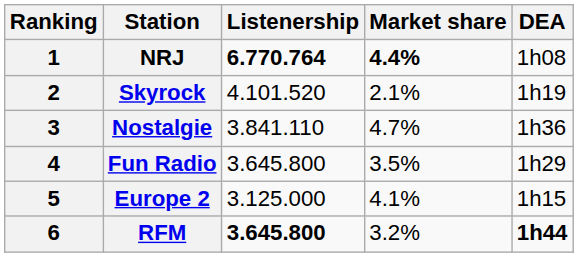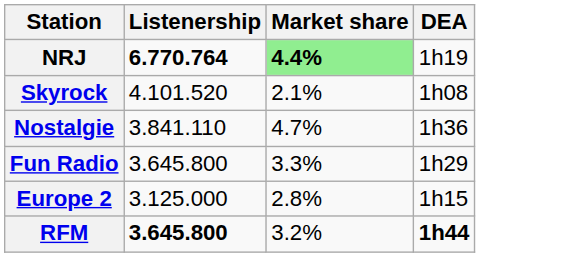- column: (54, 22)
(395, 57) no background -> (297, 57) lightgreen background
(541, 57) 1h08 -> (444, 57) 1h19
(541, 92) 1h19 -> (444, 92) 1h08
(395, 163) 3.5% -> (297, 163) 3.3%
(395, 198) 4.1% -> (297, 198) 2.8%
